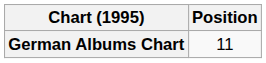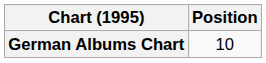(225, 44) 11 -> (225, 44) 10
